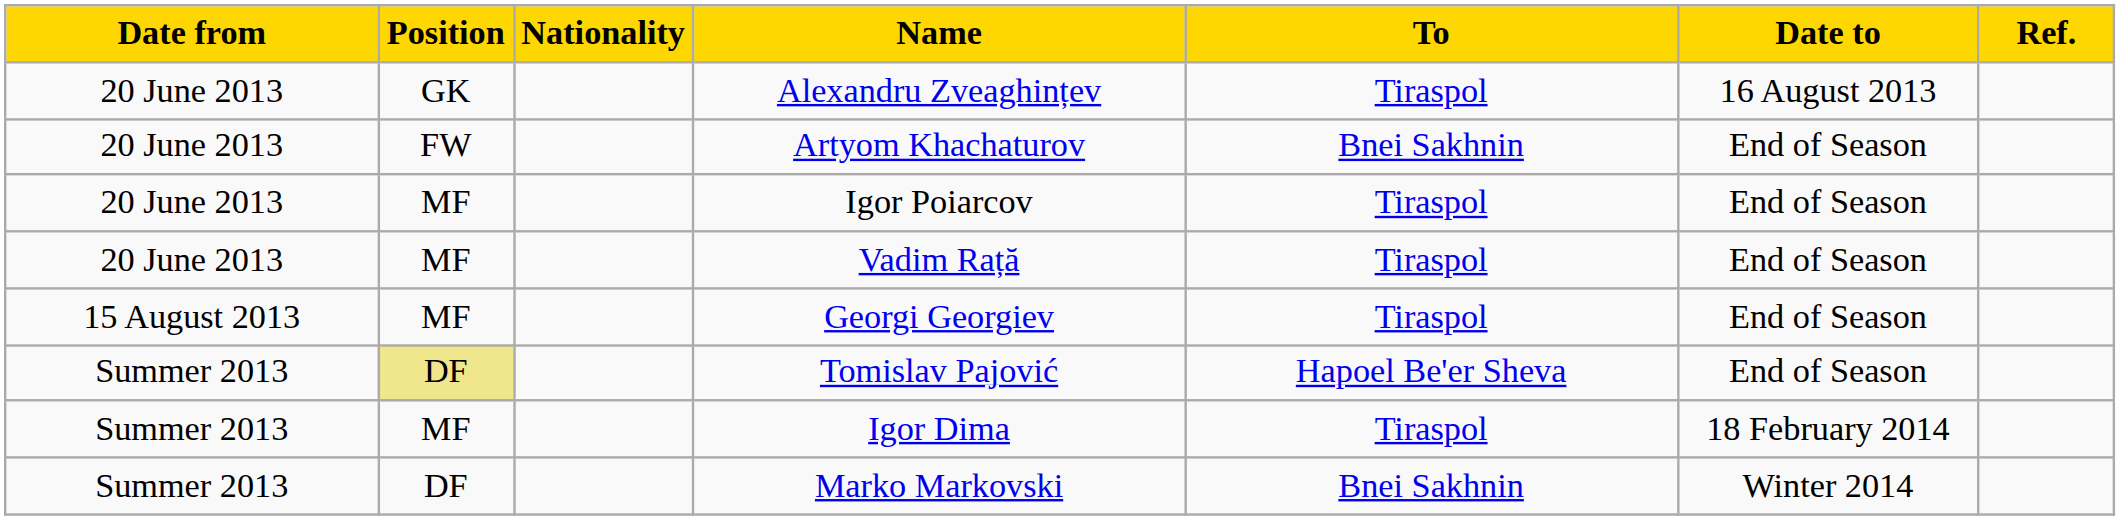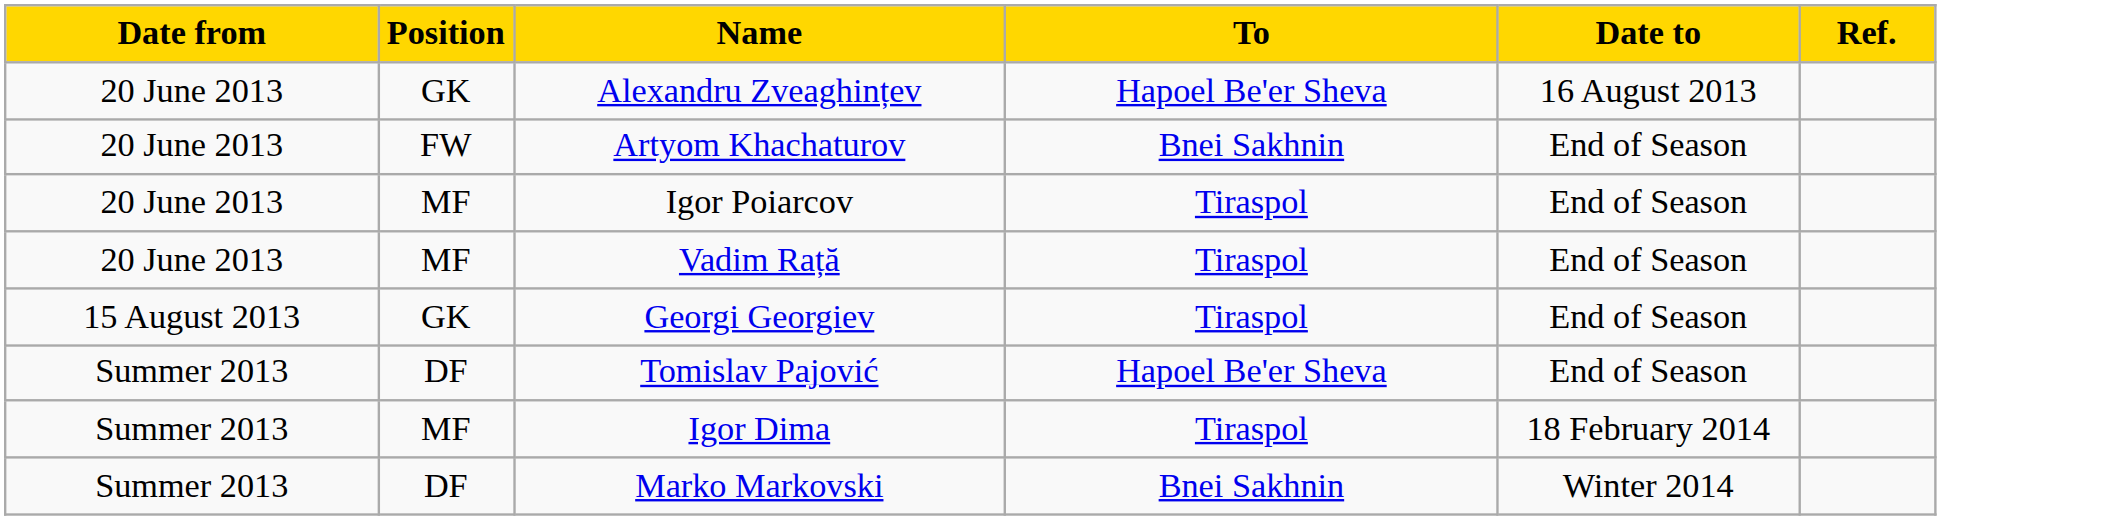- column: (603, 33)
(1431, 89) Tiraspol -> (1251, 89) Hapoel Be'er Sheva
(446, 315) MF -> (446, 315) GK
(446, 372) khaki background -> (446, 372) no background
